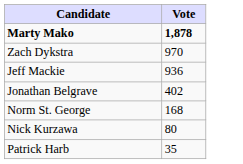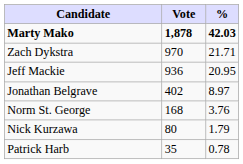+ column: (222, 14)
